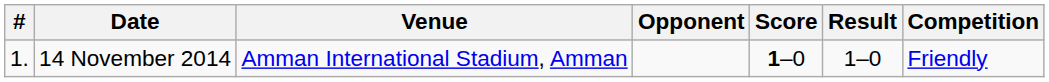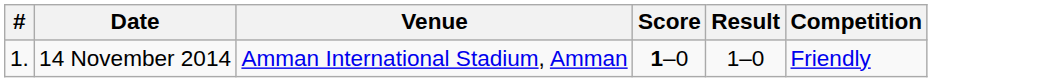- column: (691, 22)
